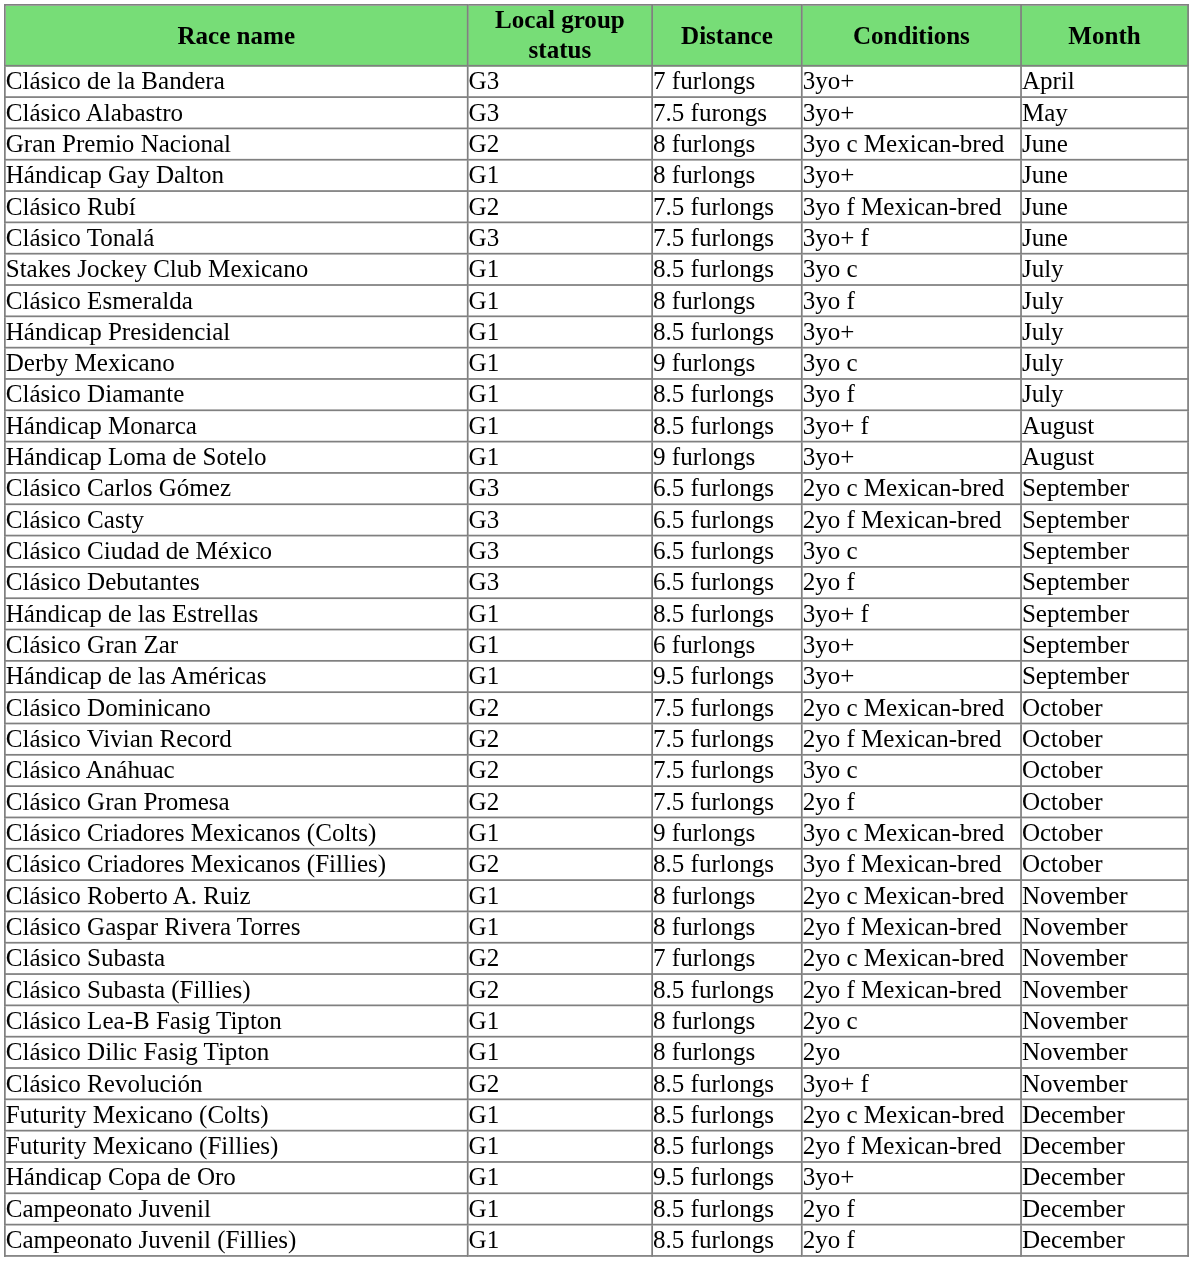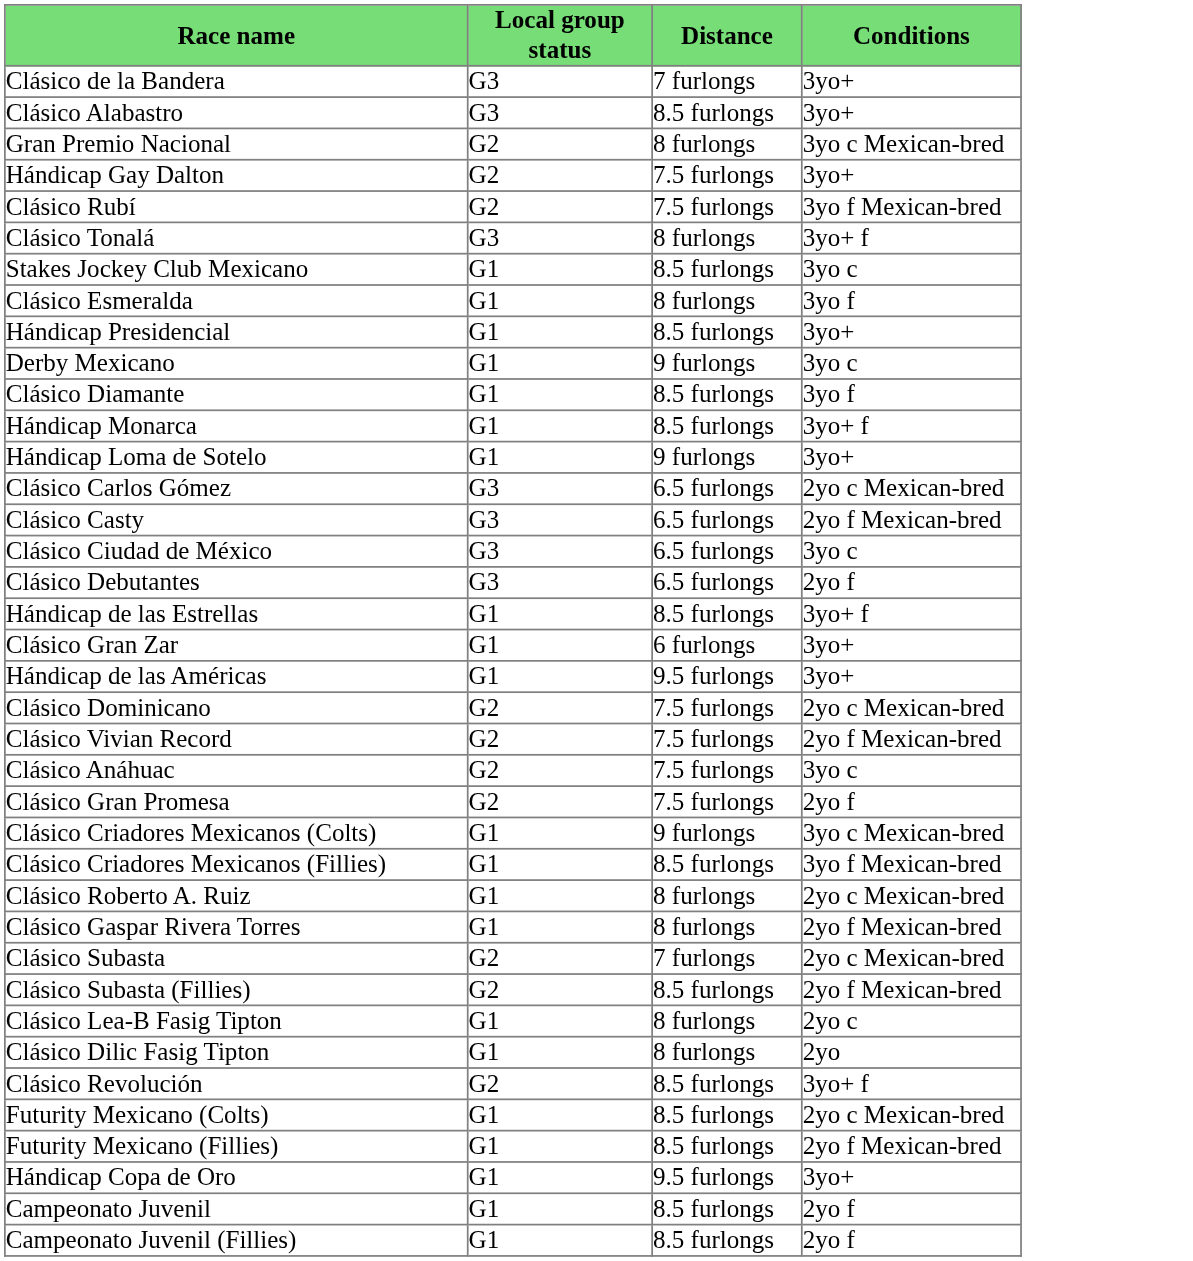- column: (1105, 34)
(710, 112) 7.5 furongs -> (714, 112) 8.5 furlongs
(484, 175) G1 -> (484, 175) G2
(704, 175) 8 furlongs -> (714, 175) 7.5 furlongs
(714, 237) 7.5 furlongs -> (704, 237) 8 furlongs
(484, 864) G2 -> (484, 864) G1
